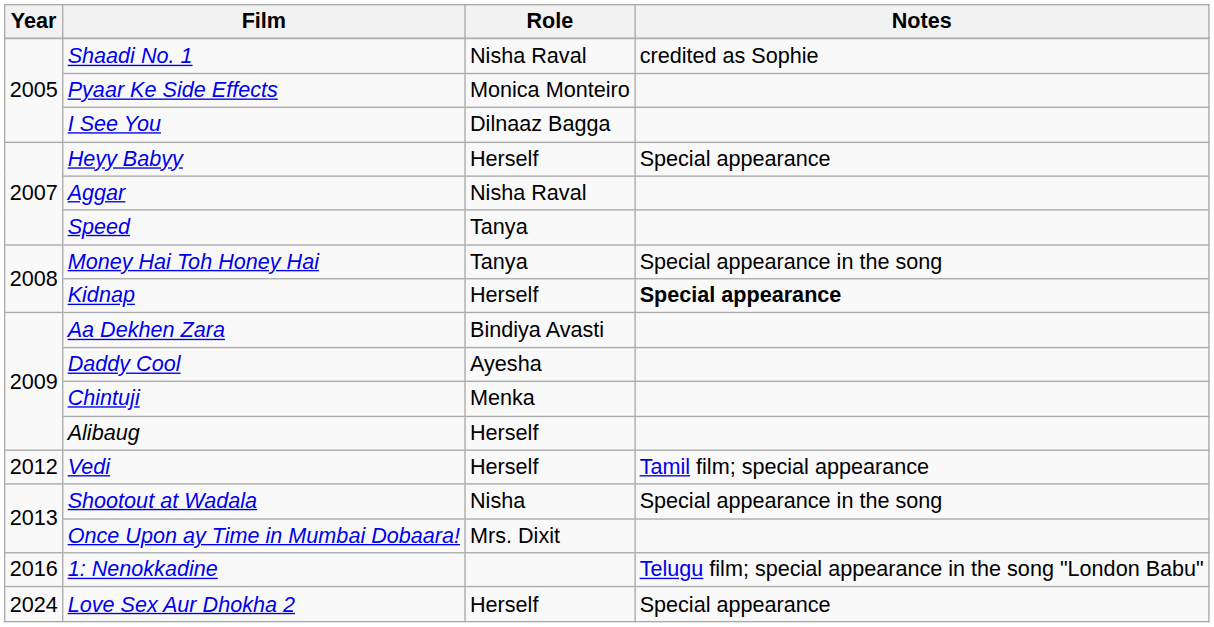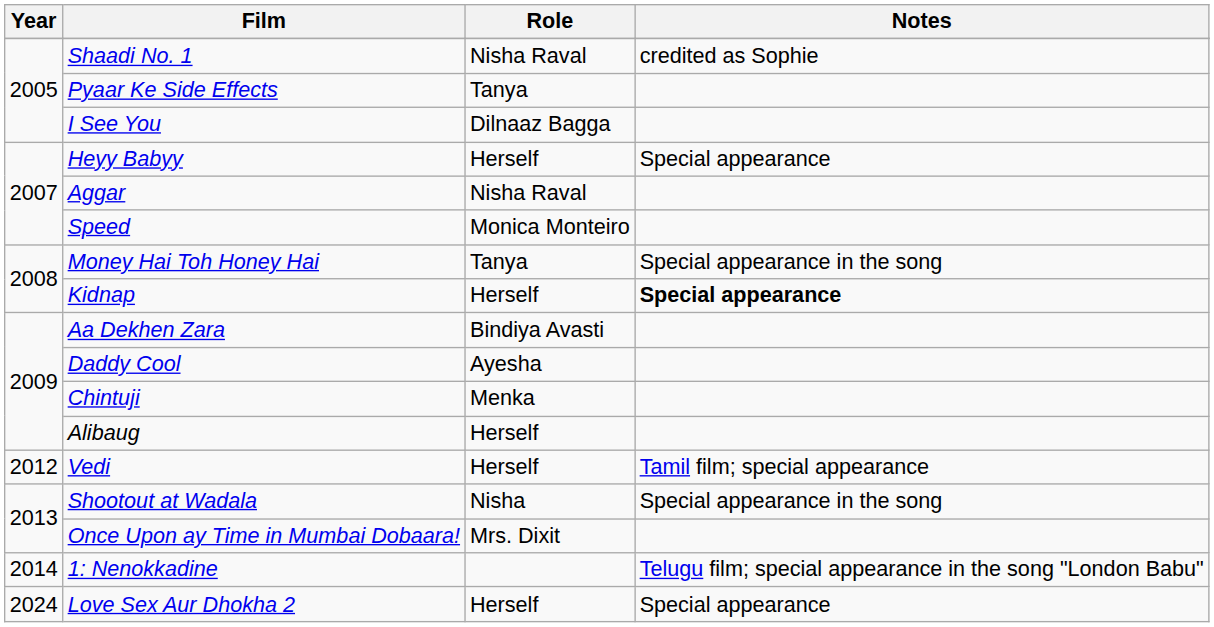(550, 90) Monica Monteiro -> (499, 90) Tanya
(499, 227) Tanya -> (550, 227) Monica Monteiro
(34, 569) 2016 -> (34, 569) 2014
